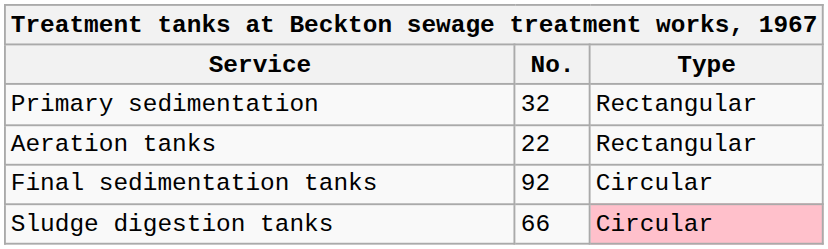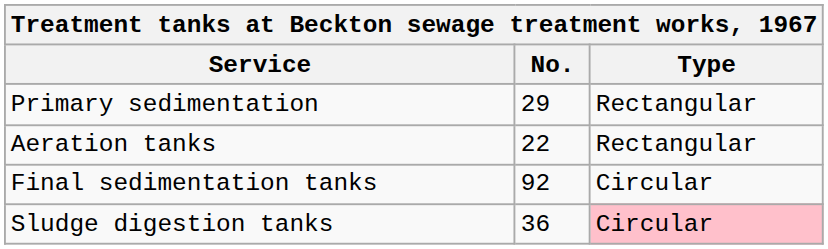(535, 105) 32 -> (535, 105) 29
(535, 224) 66 -> (535, 224) 36
